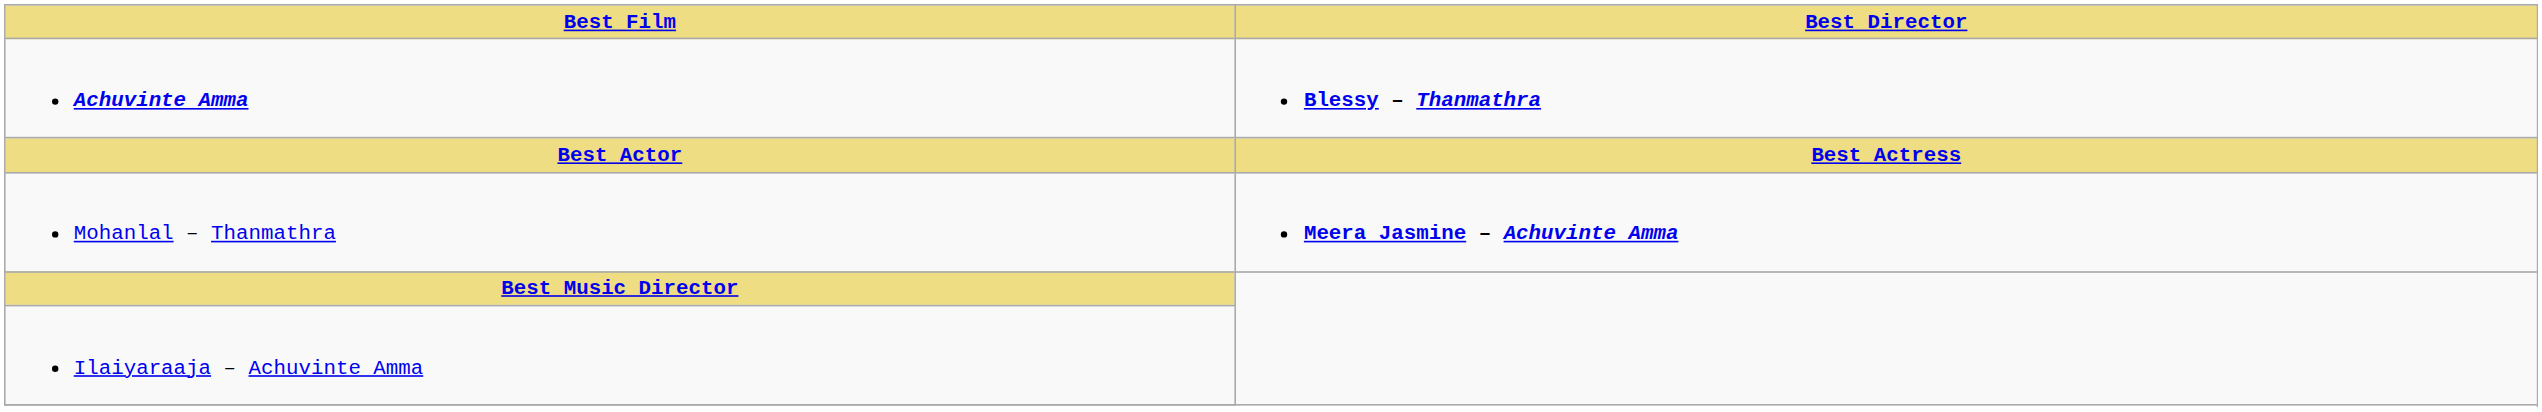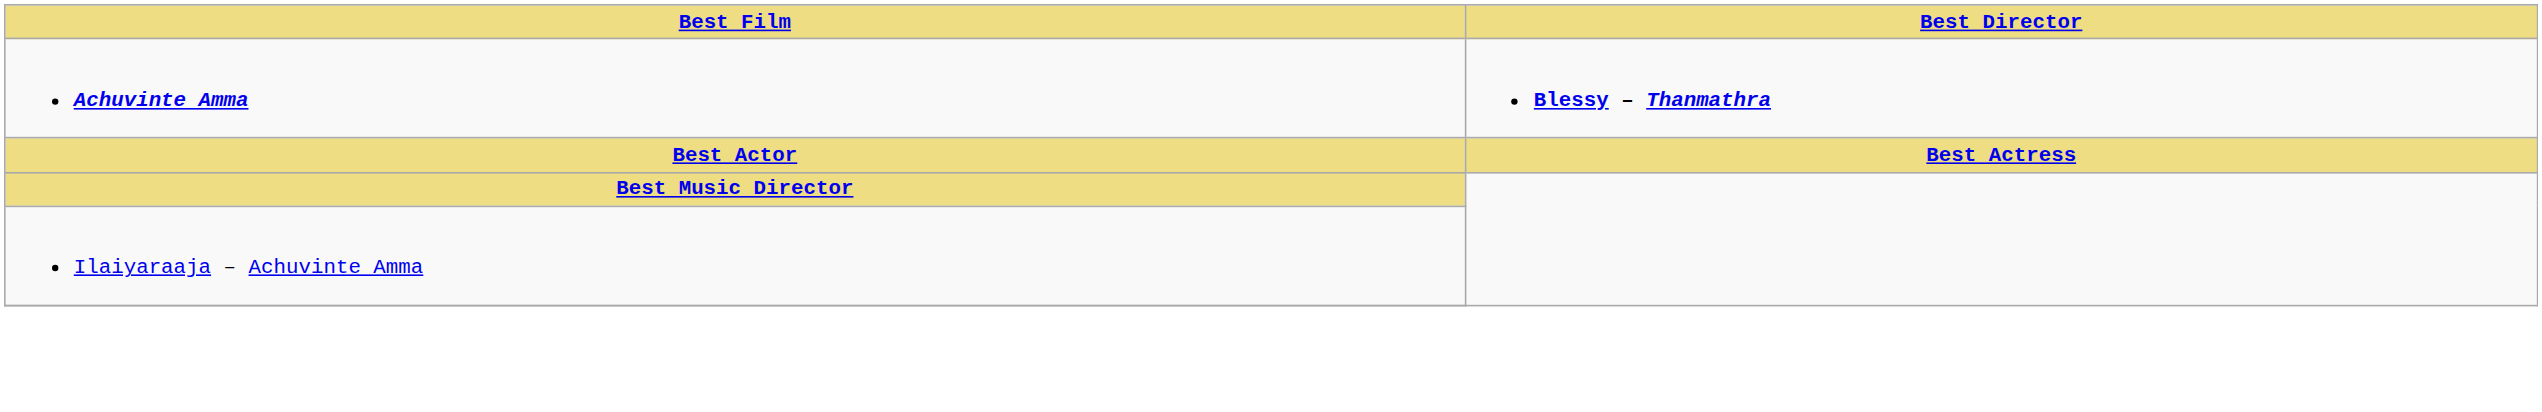- row: (620, 234)
